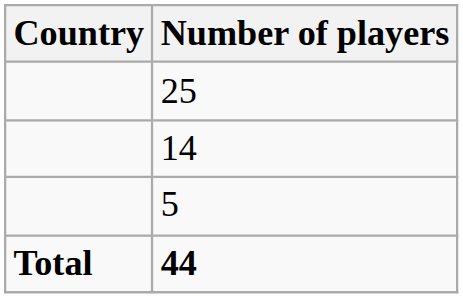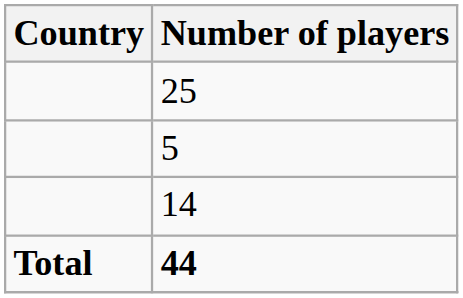rows swapped: (179, 147) <-> (170, 205)
